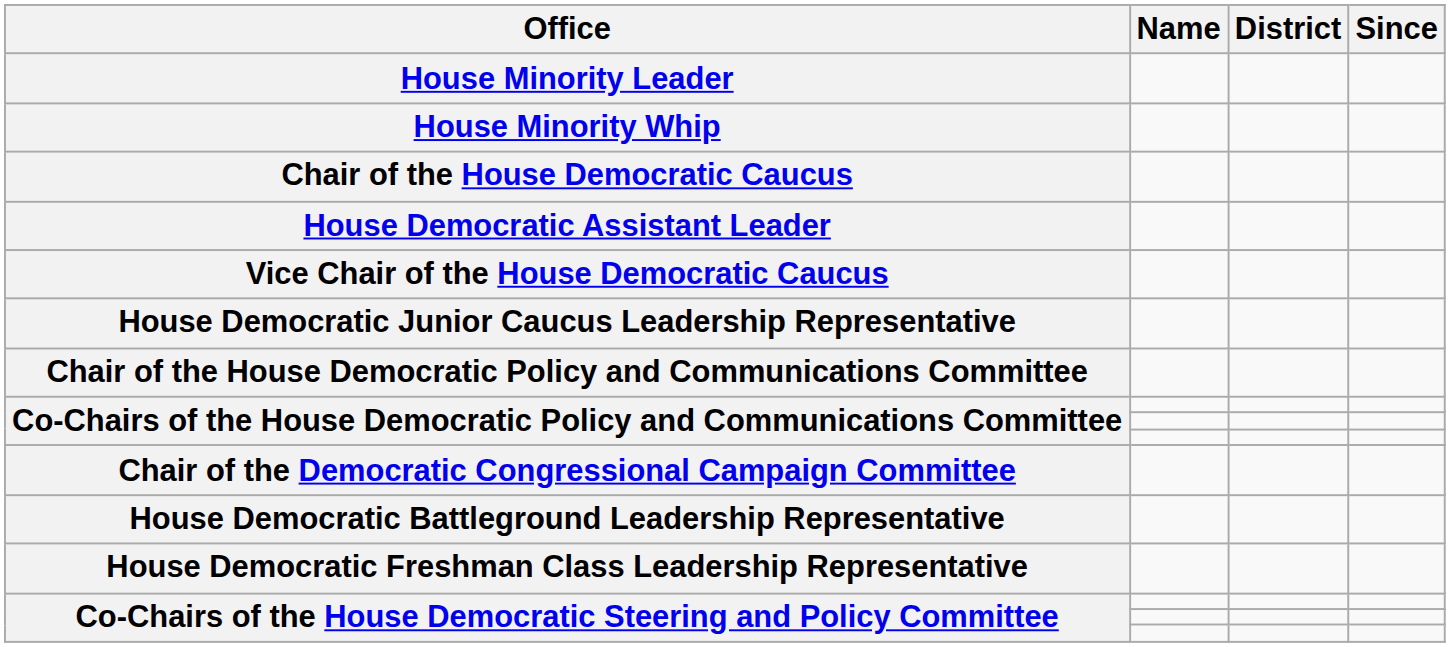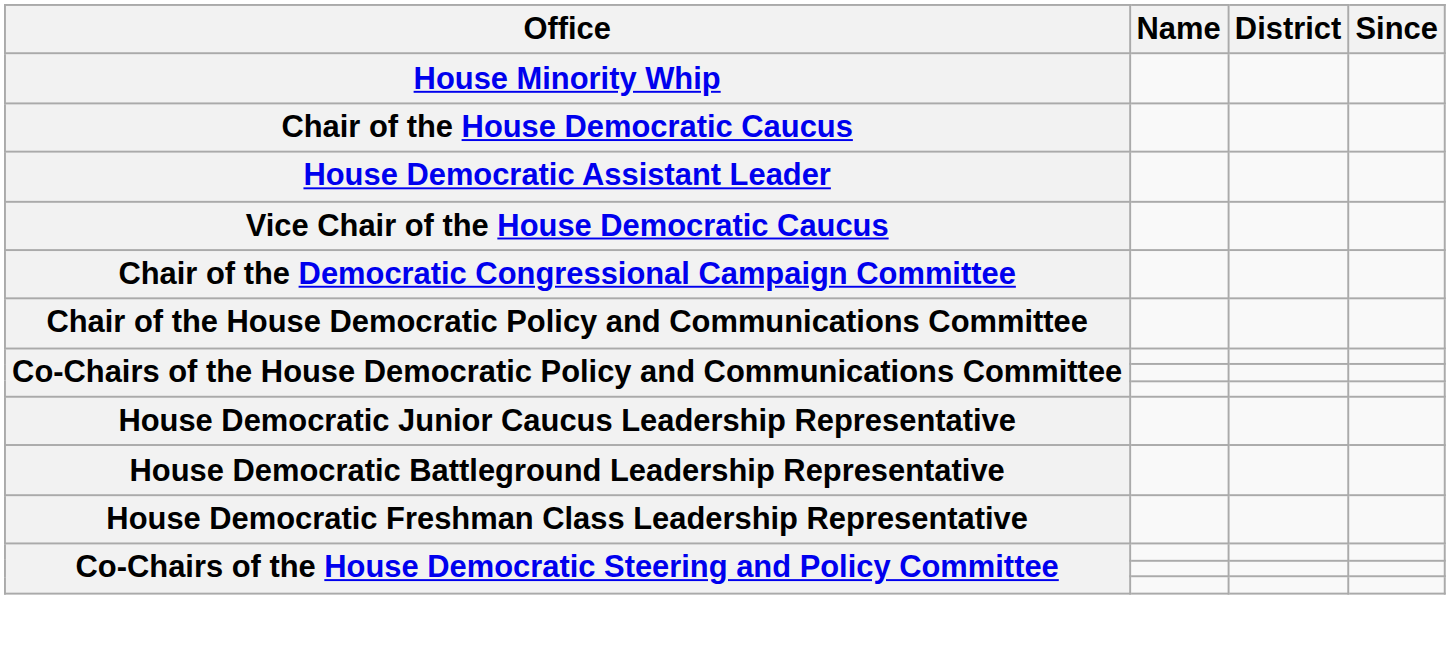- row: (567, 77)
rows swapped: (567, 469) <-> (567, 322)
